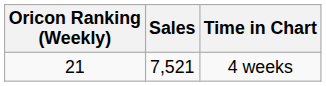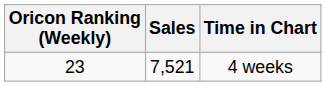(75, 66) 21 -> (75, 66) 23
